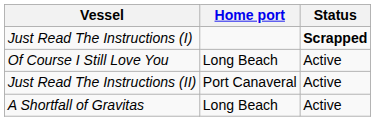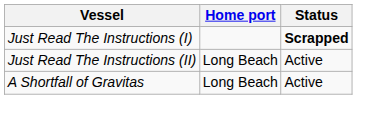- row: (88, 60)
(250, 82) Port Canaveral -> (240, 60) Long Beach
